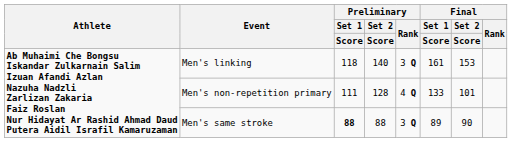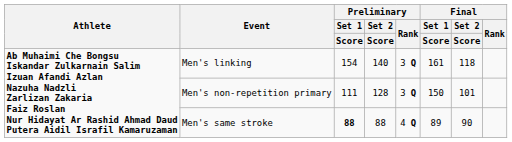(349, 63) 118 -> (349, 63) 154
(467, 63) 153 -> (467, 63) 118
(408, 93) 4 Q -> (408, 93) 3 Q
(436, 93) 133 -> (436, 93) 150
(408, 122) 3 Q -> (408, 122) 4 Q
